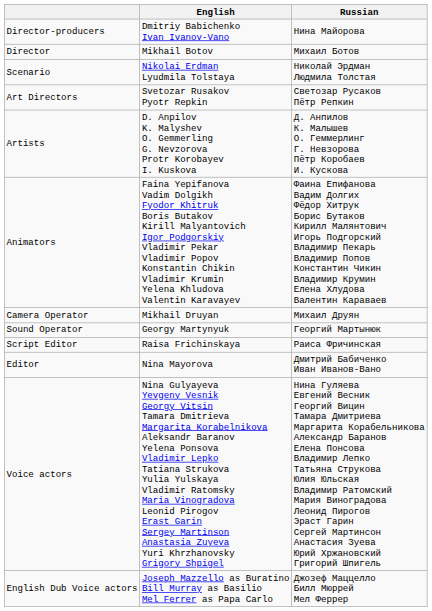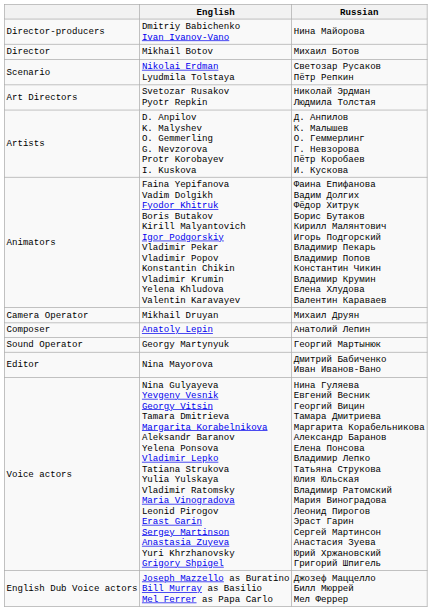(335, 72) Николай Эрдман Людмила Толстая -> (337, 72) Светозар Русаков Пётр Репкин
(337, 97) Светозар Русаков Пётр Репкин -> (335, 97) Николай Эрдман Людмила Толстая
+ row: (28, 330)
- row: (42, 345)
